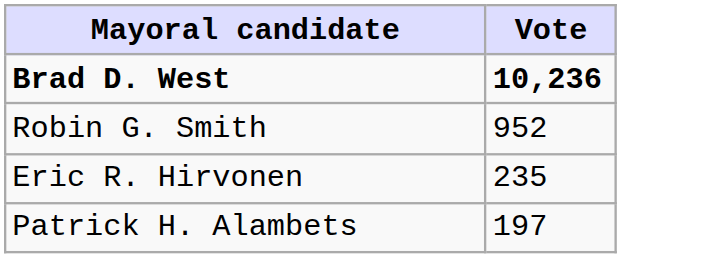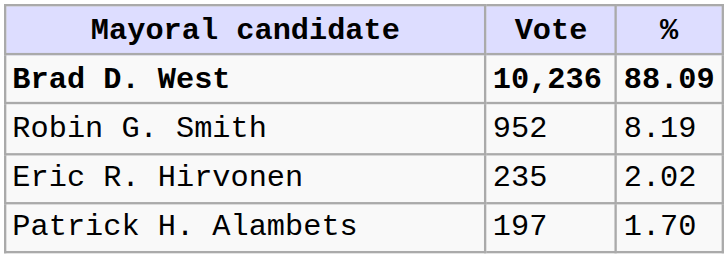+ column: (669, 30)
